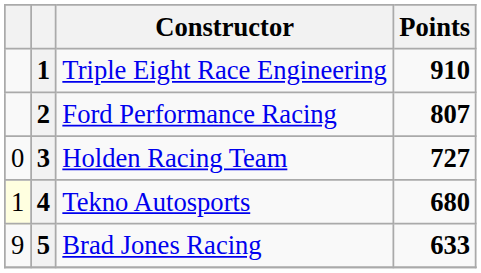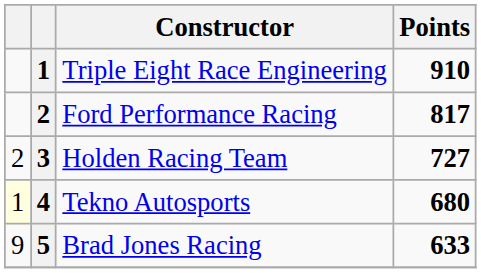(450, 114) 807 -> (450, 114) 817
(18, 158) 0 -> (18, 158) 2
